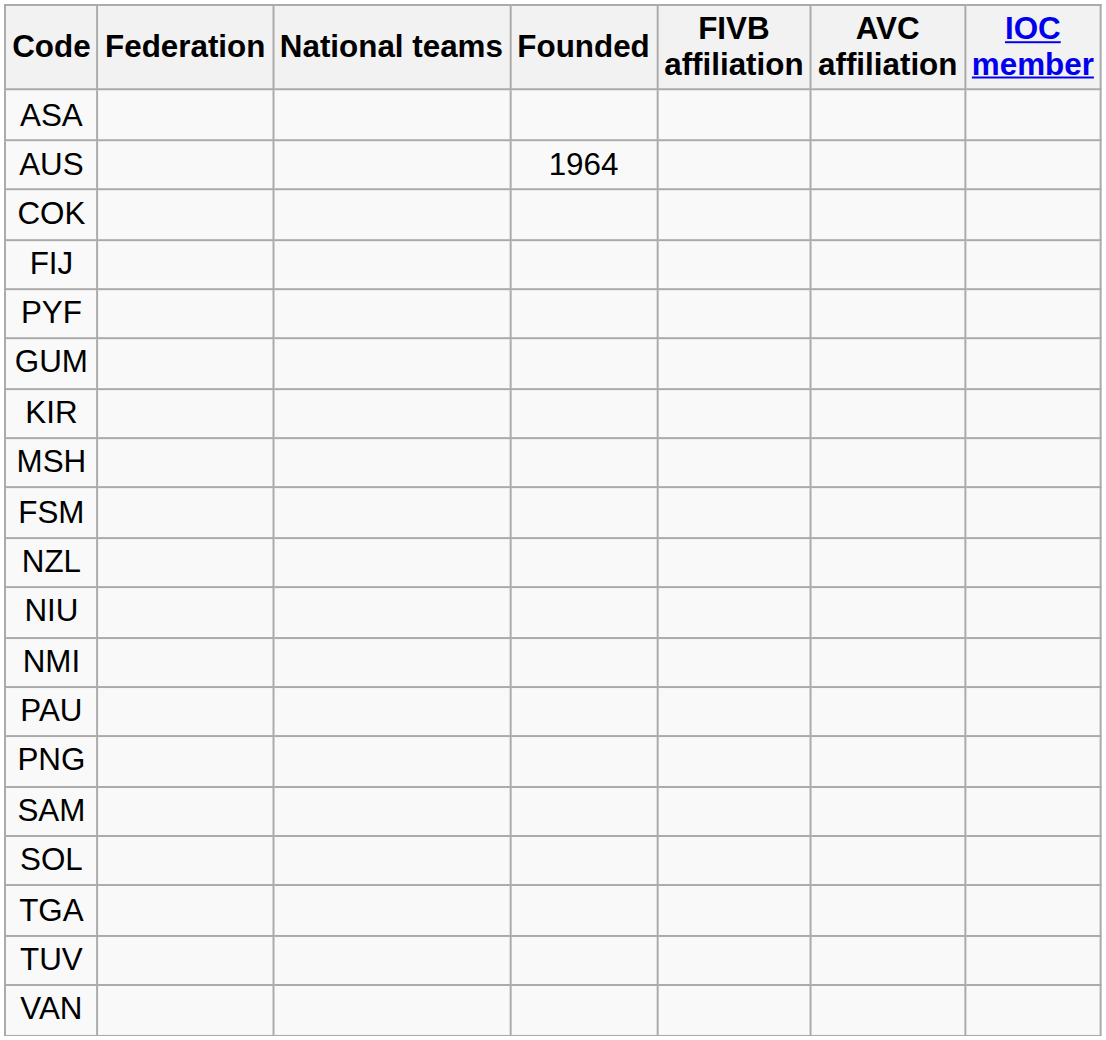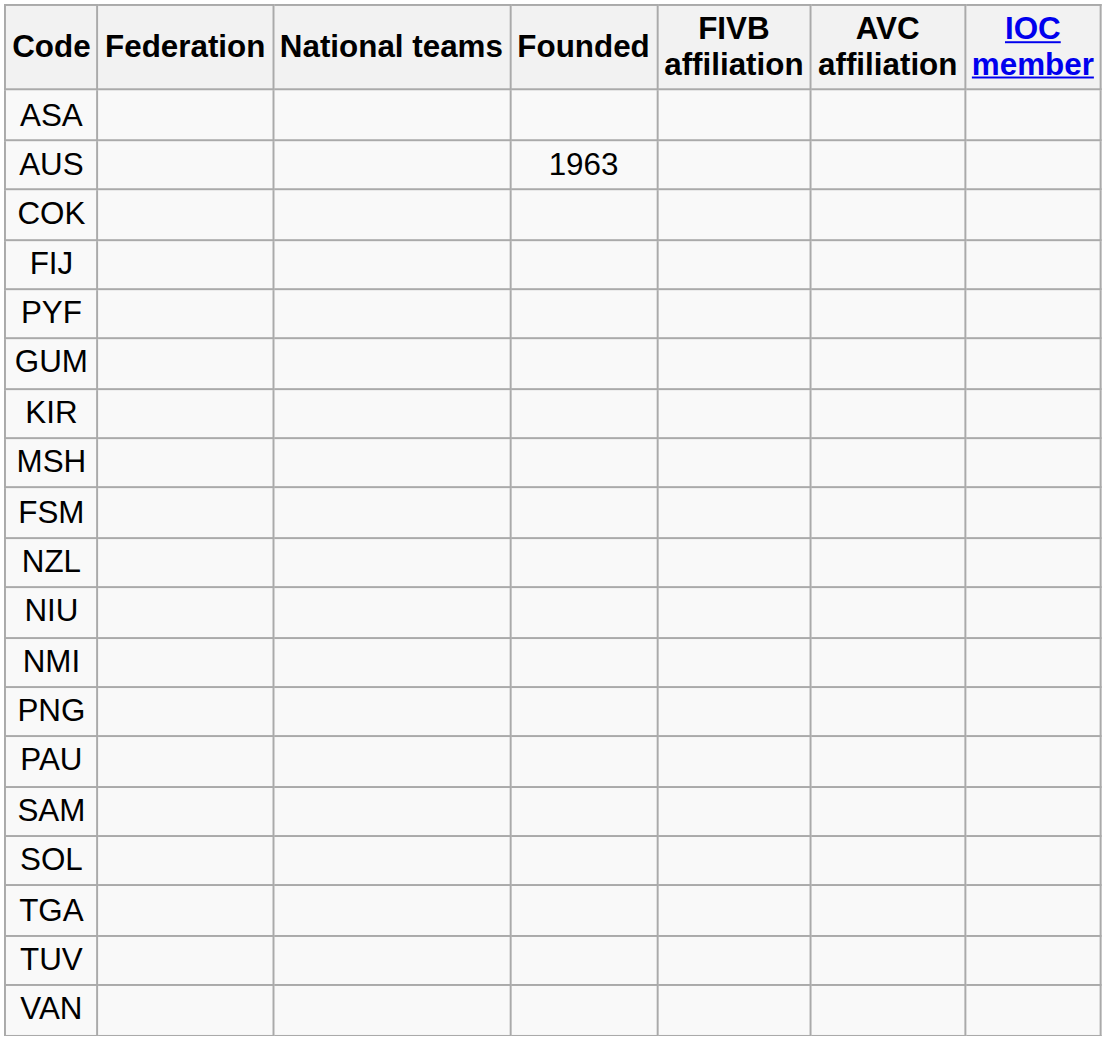(584, 164) 1964 -> (584, 164) 1963
rows swapped: (51, 711) <-> (51, 760)
